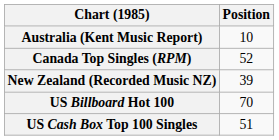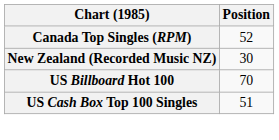- row: (112, 37)
(246, 80) 39 -> (246, 59) 30
